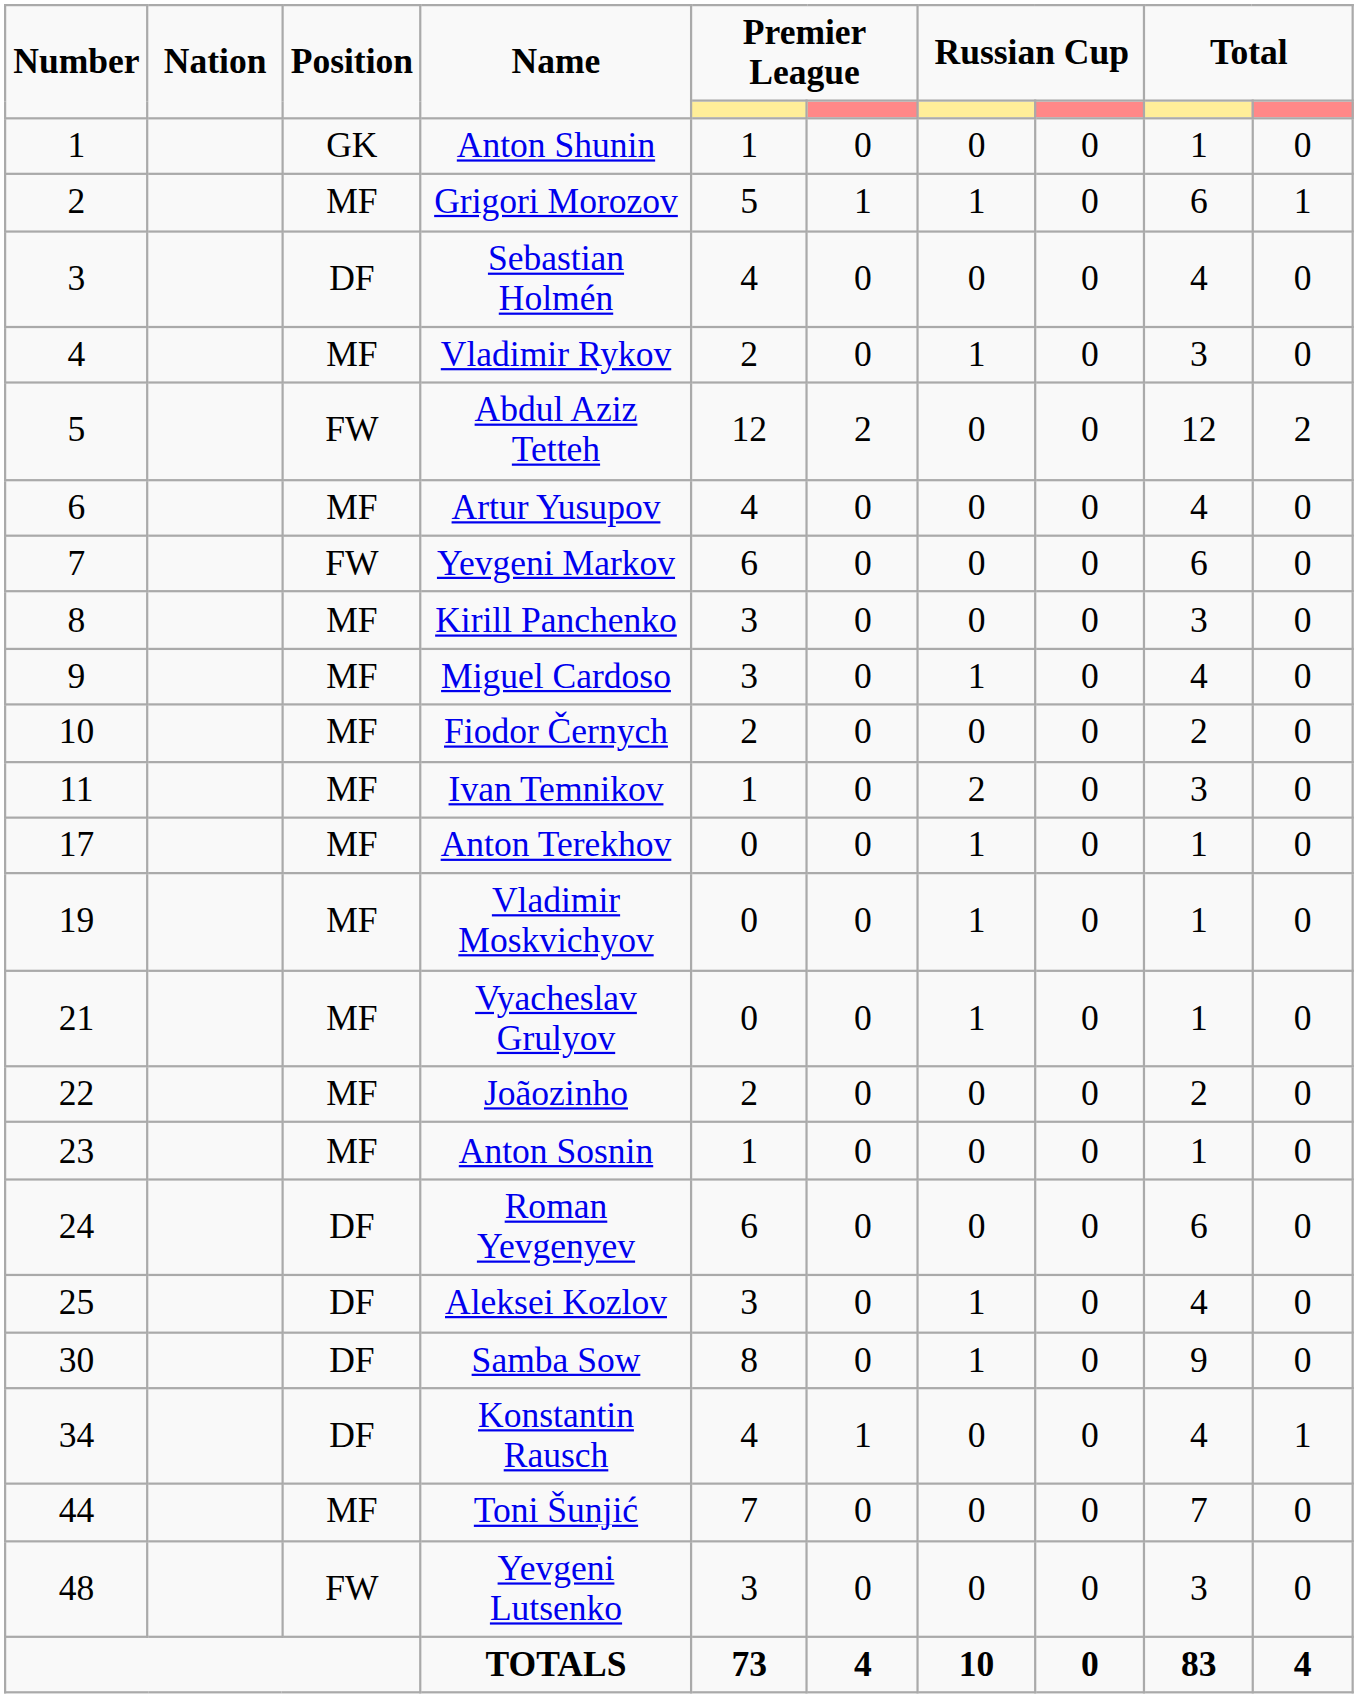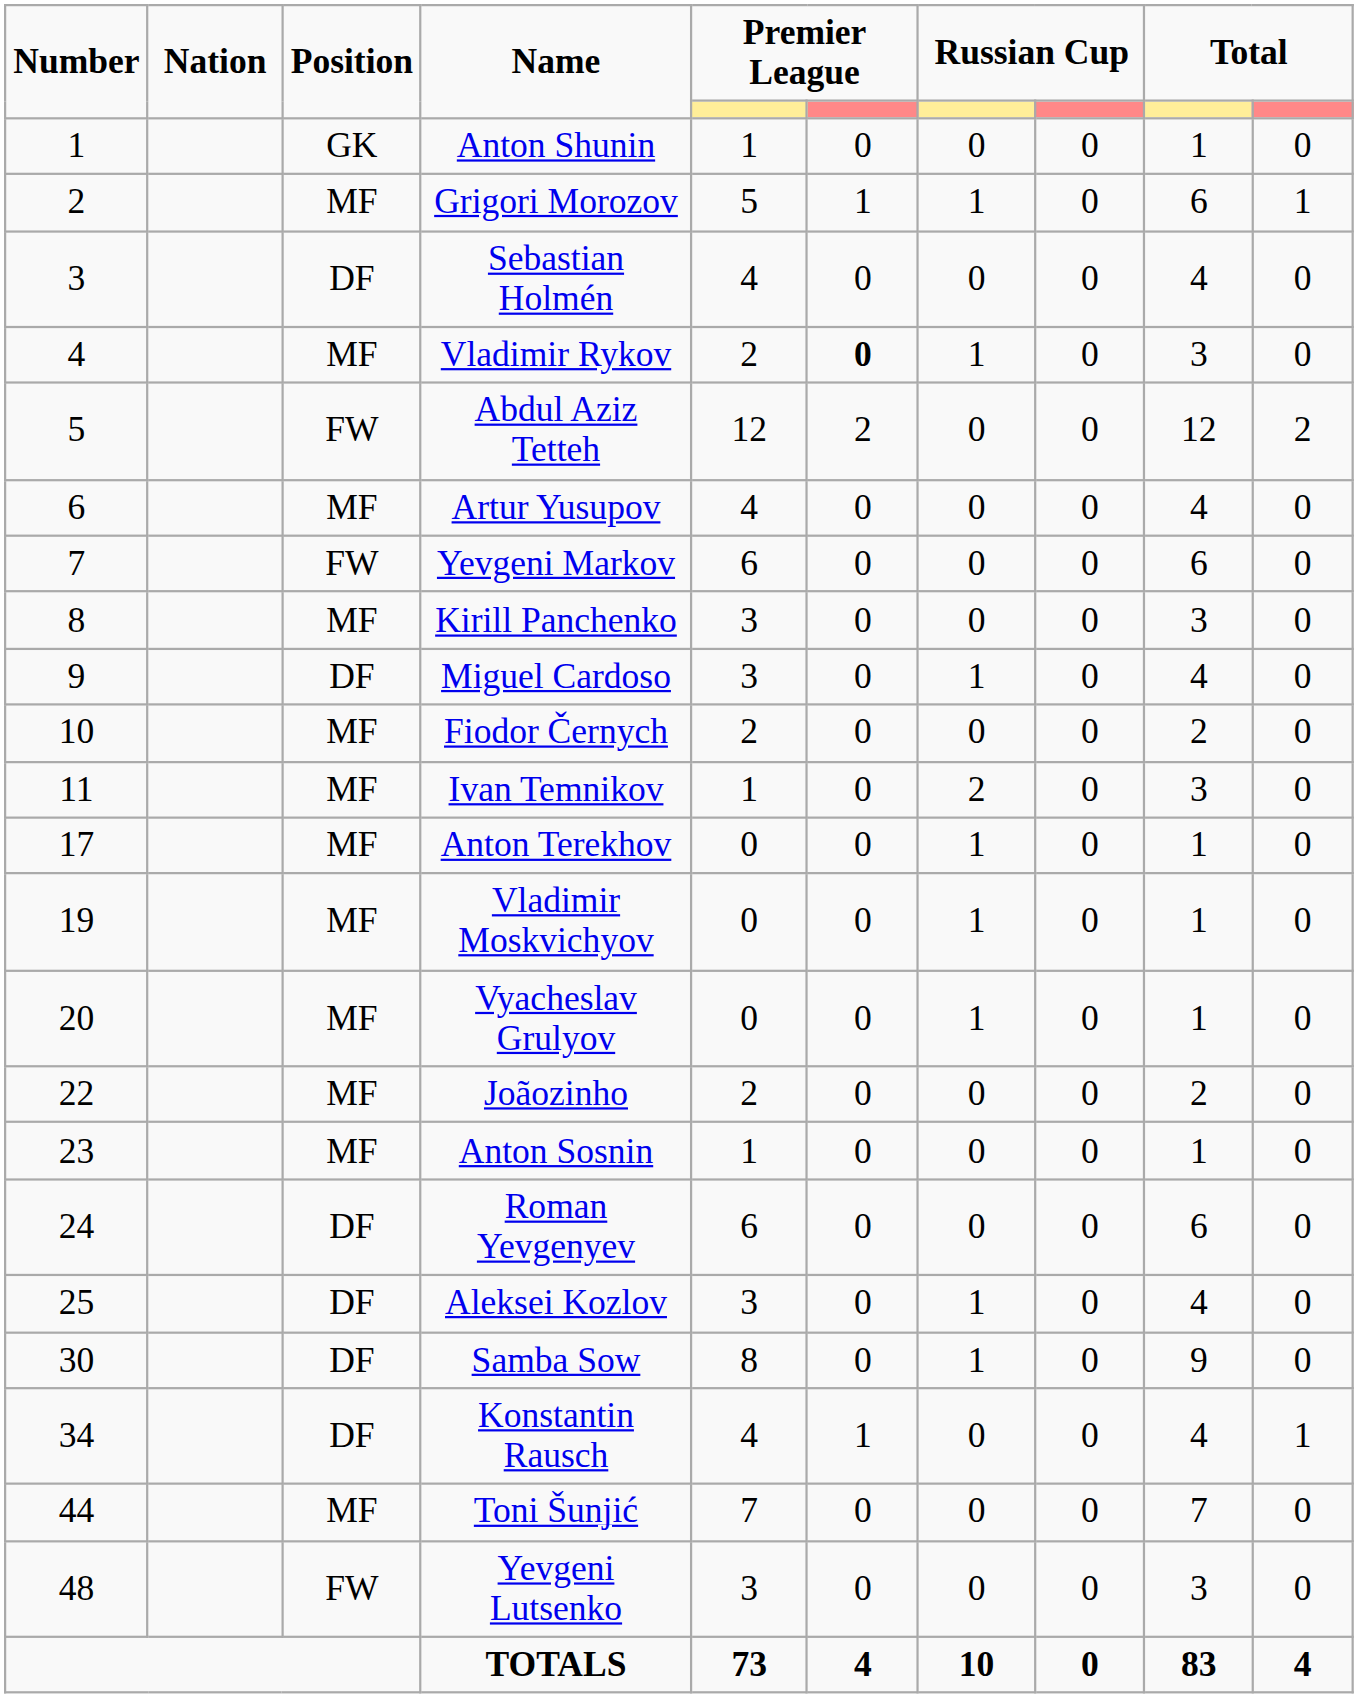(863, 354) normal -> (863, 354) bold
(352, 675) MF -> (352, 675) DF
(76, 1017) 21 -> (76, 1017) 20
